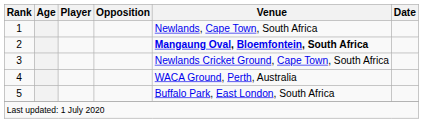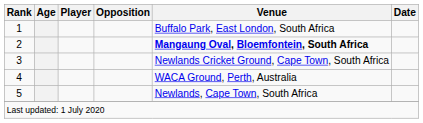(236, 28) Newlands, Cape Town, South Africa -> (245, 28) Buffalo Park, East London, South Africa
(245, 93) Buffalo Park, East London, South Africa -> (236, 93) Newlands, Cape Town, South Africa
